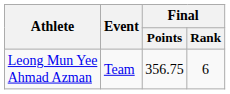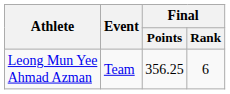(165, 69) 356.75 -> (165, 69) 356.25
